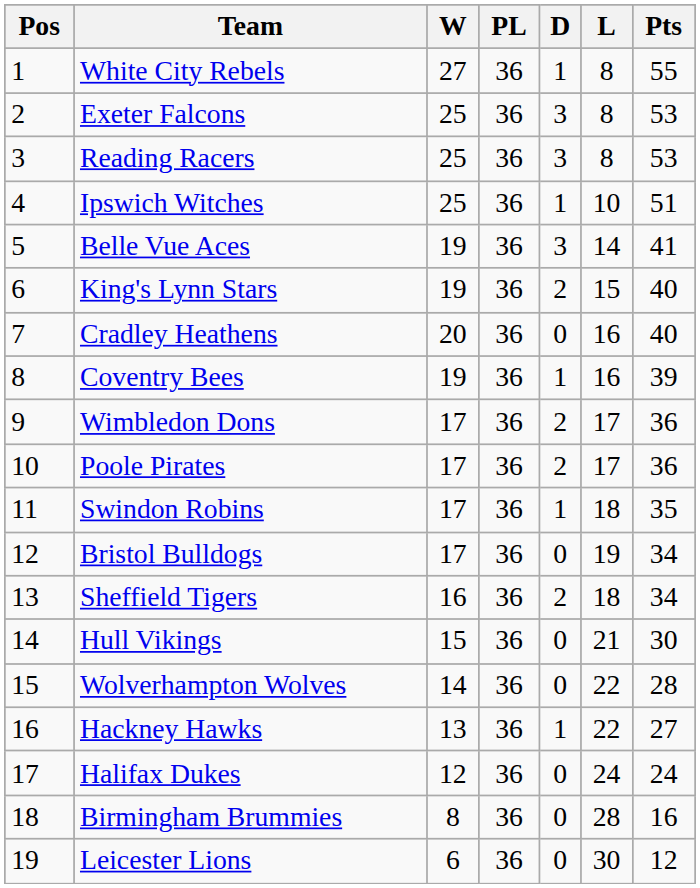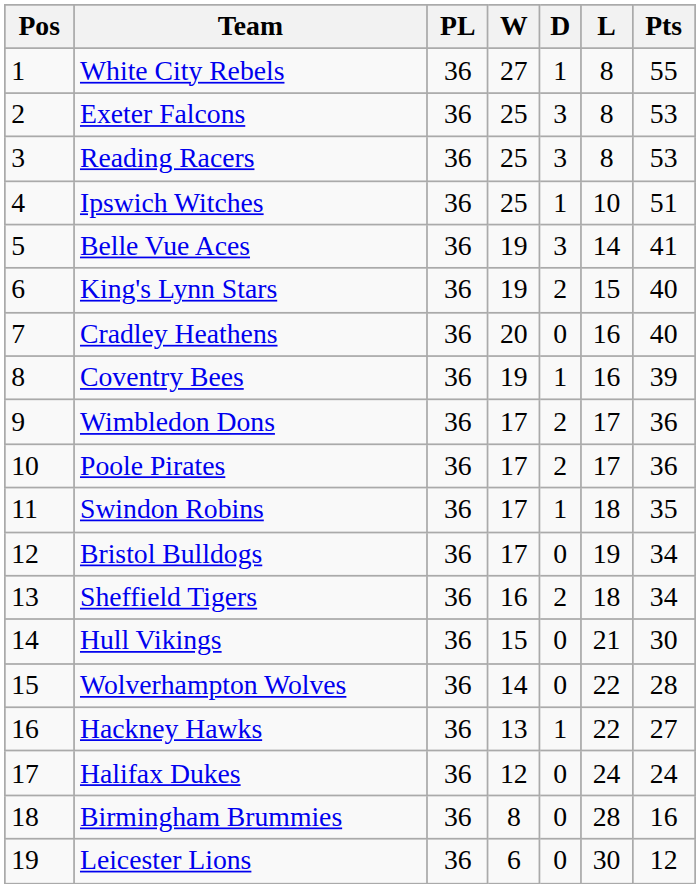columns swapped: (509, 26) <-> (453, 26)
